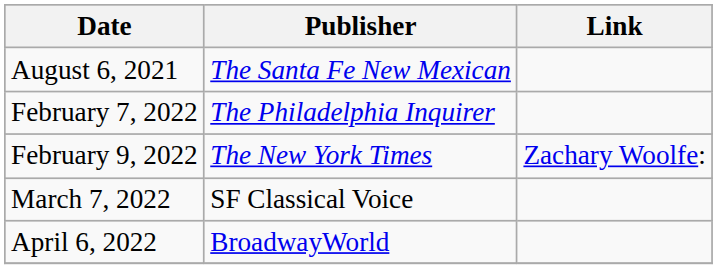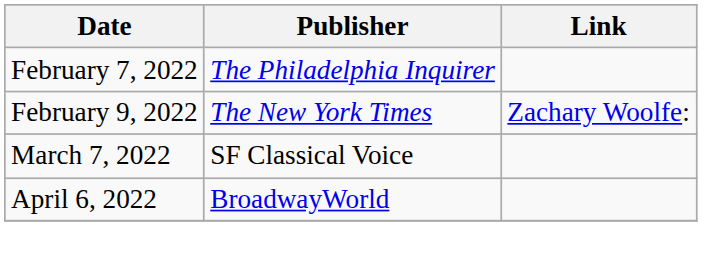- row: (95, 69)
